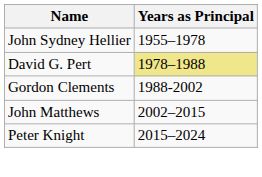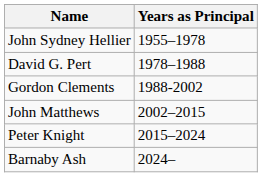(172, 64) khaki background -> (172, 64) no background
+ row: (47, 159)
